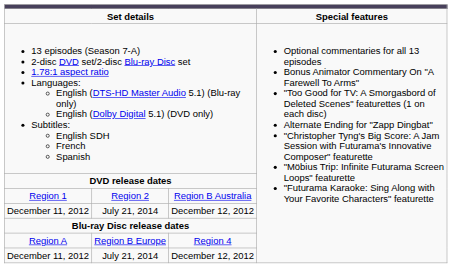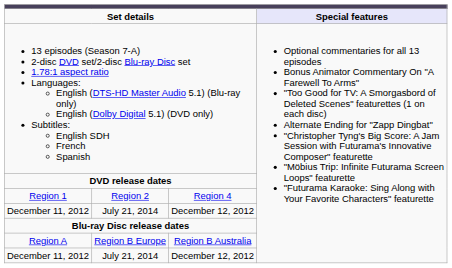(352, 16) no background -> (352, 16) lavender background
(213, 196) Region B Australia -> (213, 196) Region 4
(213, 240) Region 4 -> (213, 240) Region B Australia
